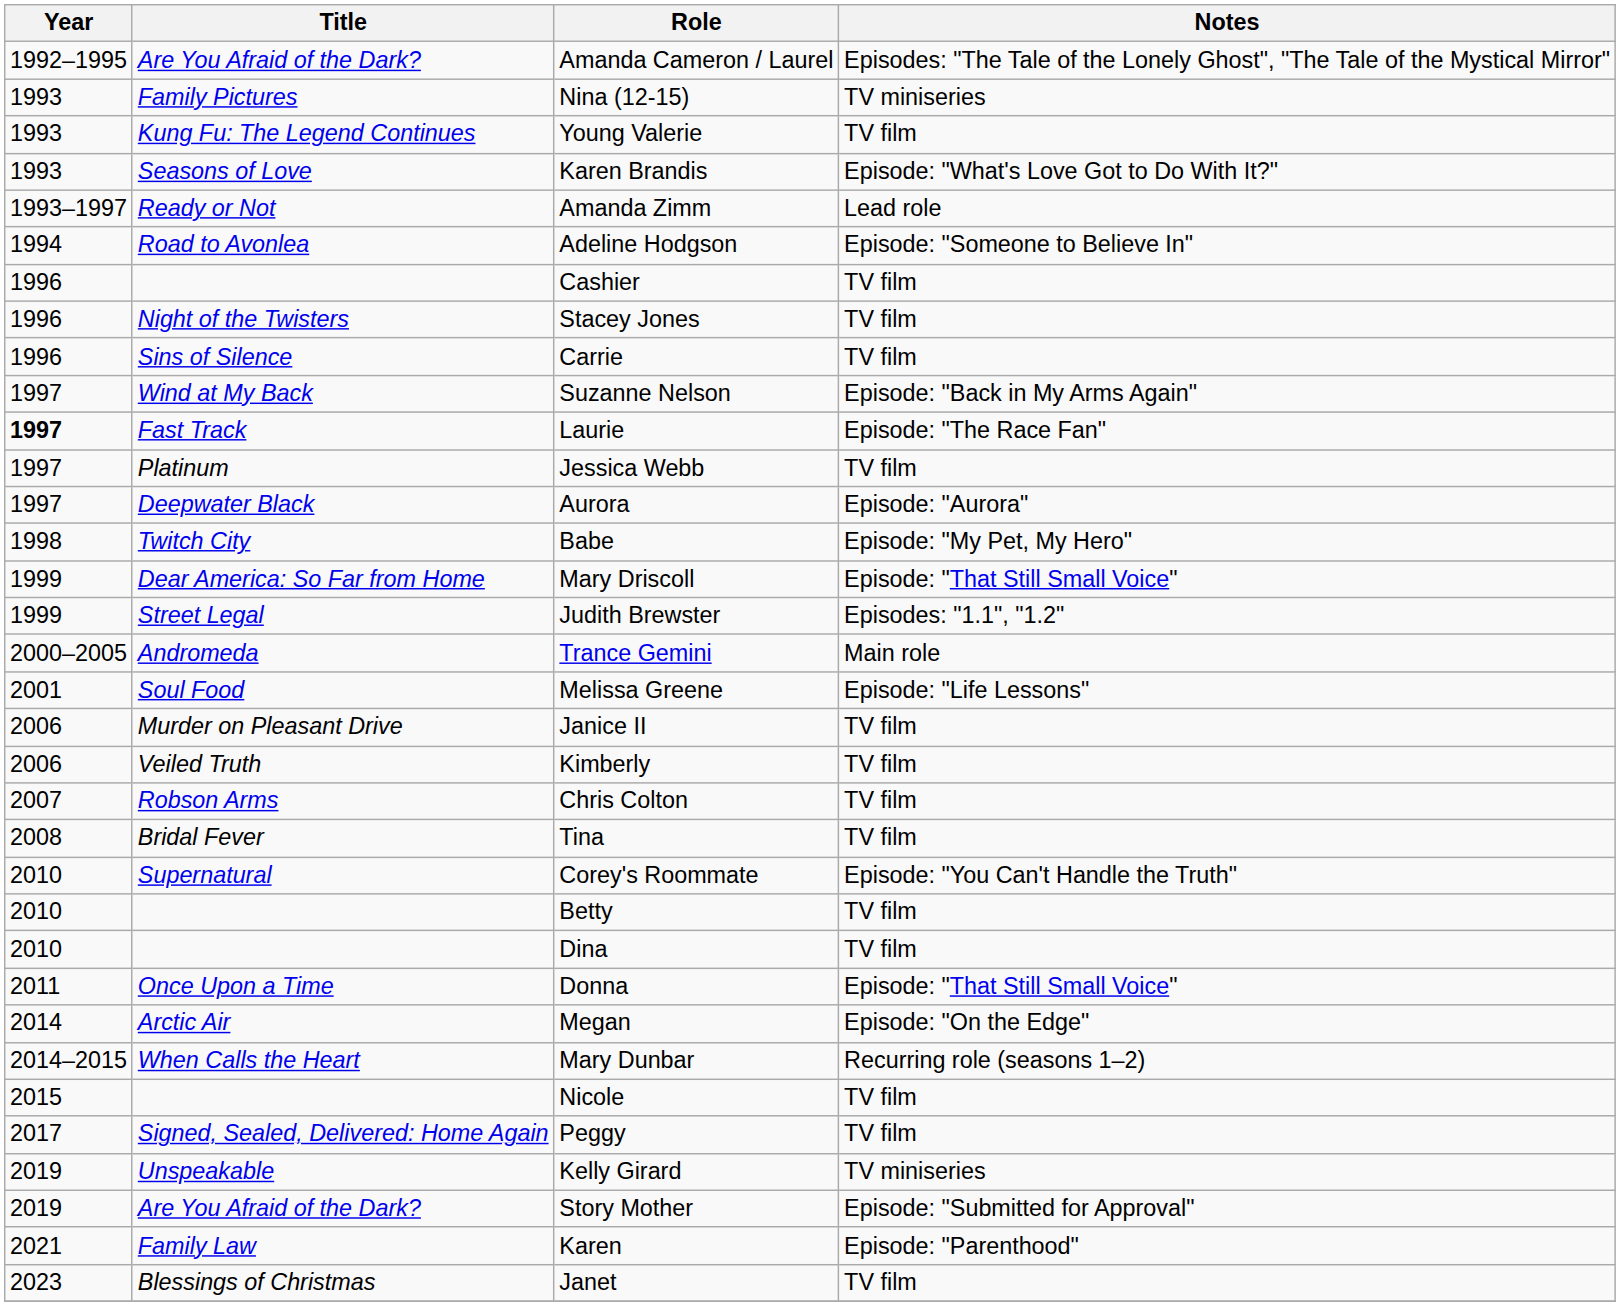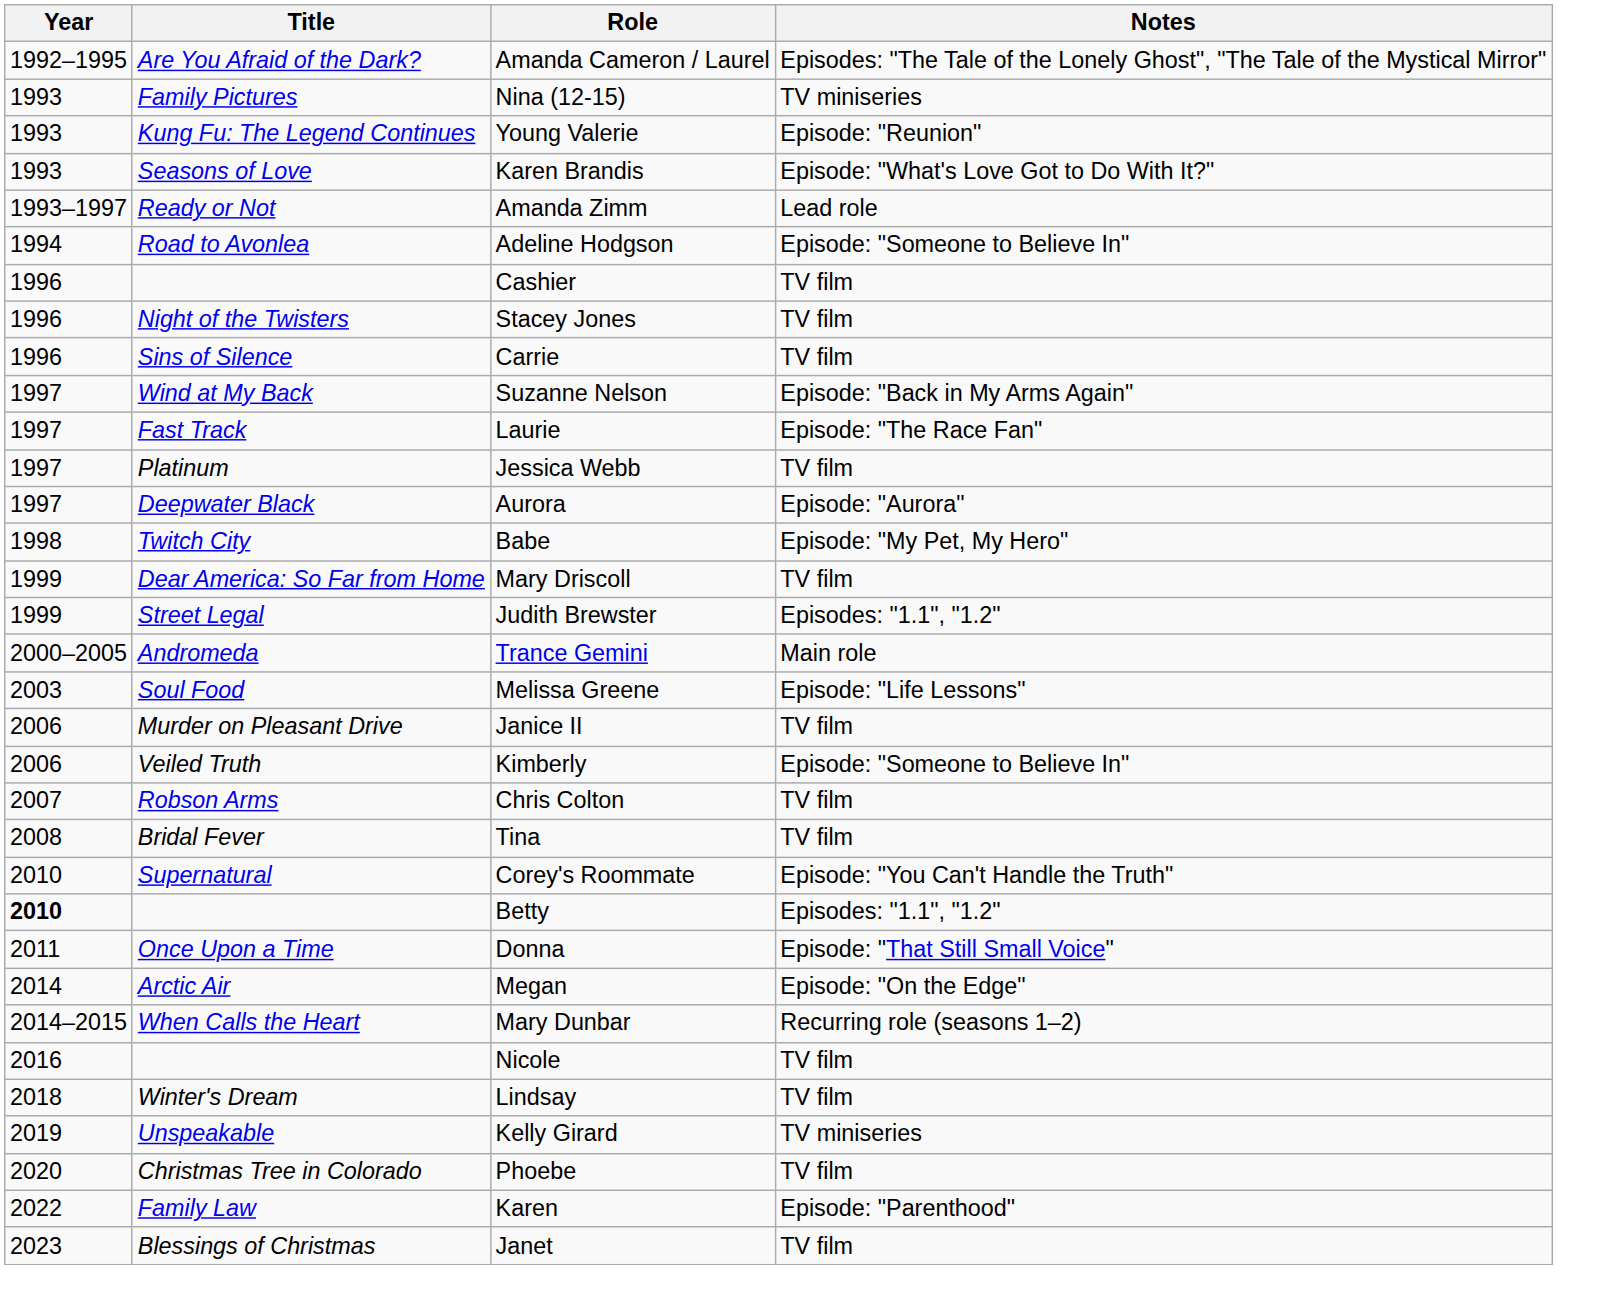(880, 134) TV film -> (881, 134) Episode: "Reunion"
(36, 430) bold -> (36, 430) normal
(1011, 578) Episode: "That Still Small Voice" -> (817, 578) TV film
(36, 689) 2001 -> (36, 689) 2003
(880, 763) TV film -> (955, 763) Episode: "Someone to Believe In"
(36, 912) normal -> (36, 912) bold
(880, 912) TV film -> (890, 912) Episodes: "1.1", "1.2"
- row: (583, 949)
(36, 1097) 2015 -> (36, 1060) 2016
- row: (592, 1134)
+ row: (536, 1097)
- row: (626, 1208)
+ row: (536, 1171)
(36, 1245) 2021 -> (36, 1208) 2022
